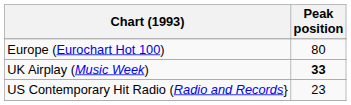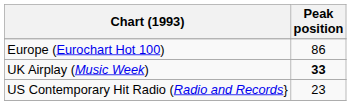(318, 49) 80 -> (318, 49) 86
